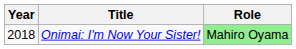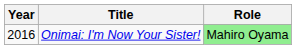(21, 35) 2018 -> (21, 35) 2016
